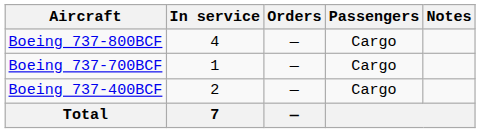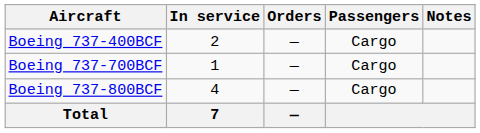rows swapped: (85, 91) <-> (85, 41)
